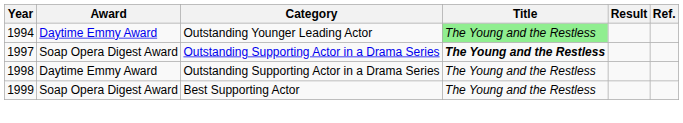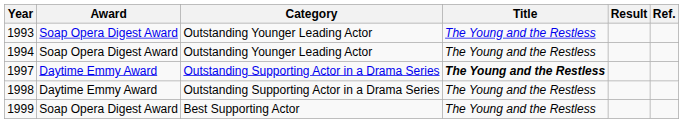+ row: (20, 33)
(98, 33) Daytime Emmy Award -> (109, 52) Soap Opera Digest Award
(520, 33) lightgreen background -> (520, 52) no background
(109, 52) Soap Opera Digest Award -> (98, 71) Daytime Emmy Award
